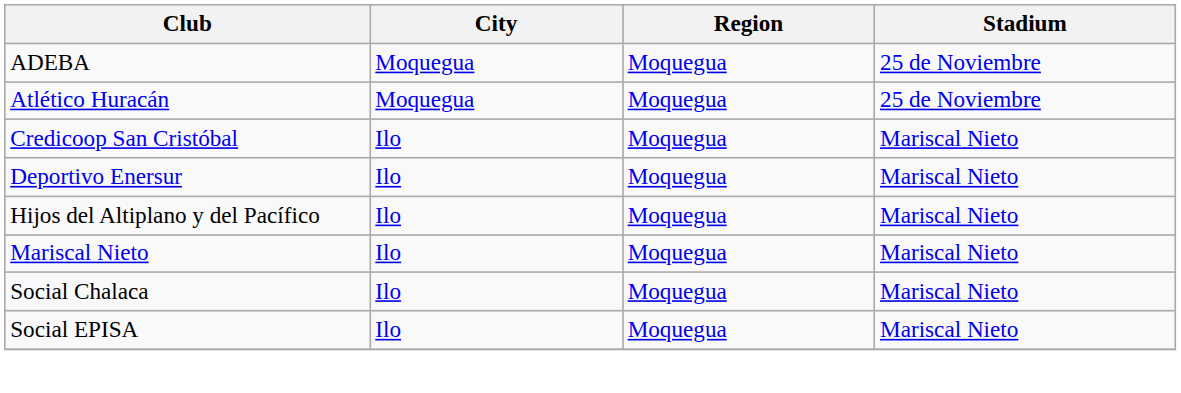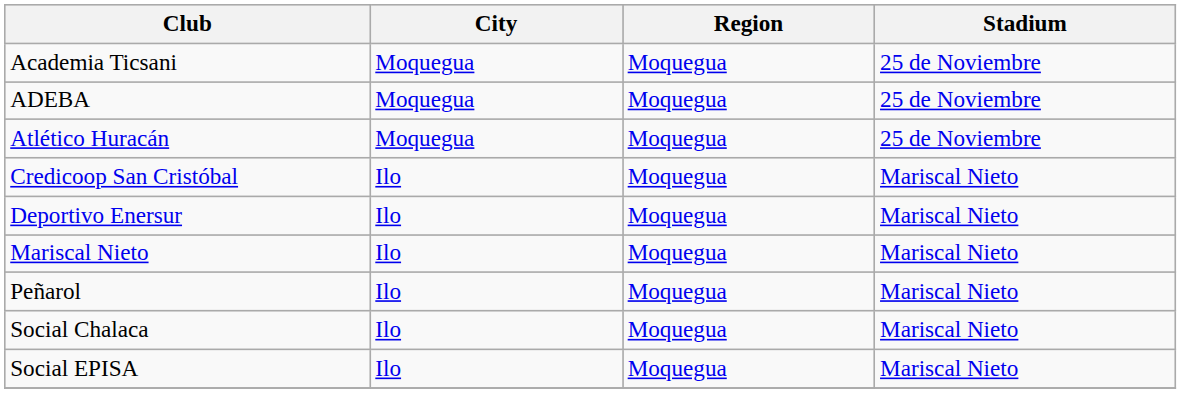+ row: (94, 62)
- row: (165, 215)
+ row: (46, 291)
